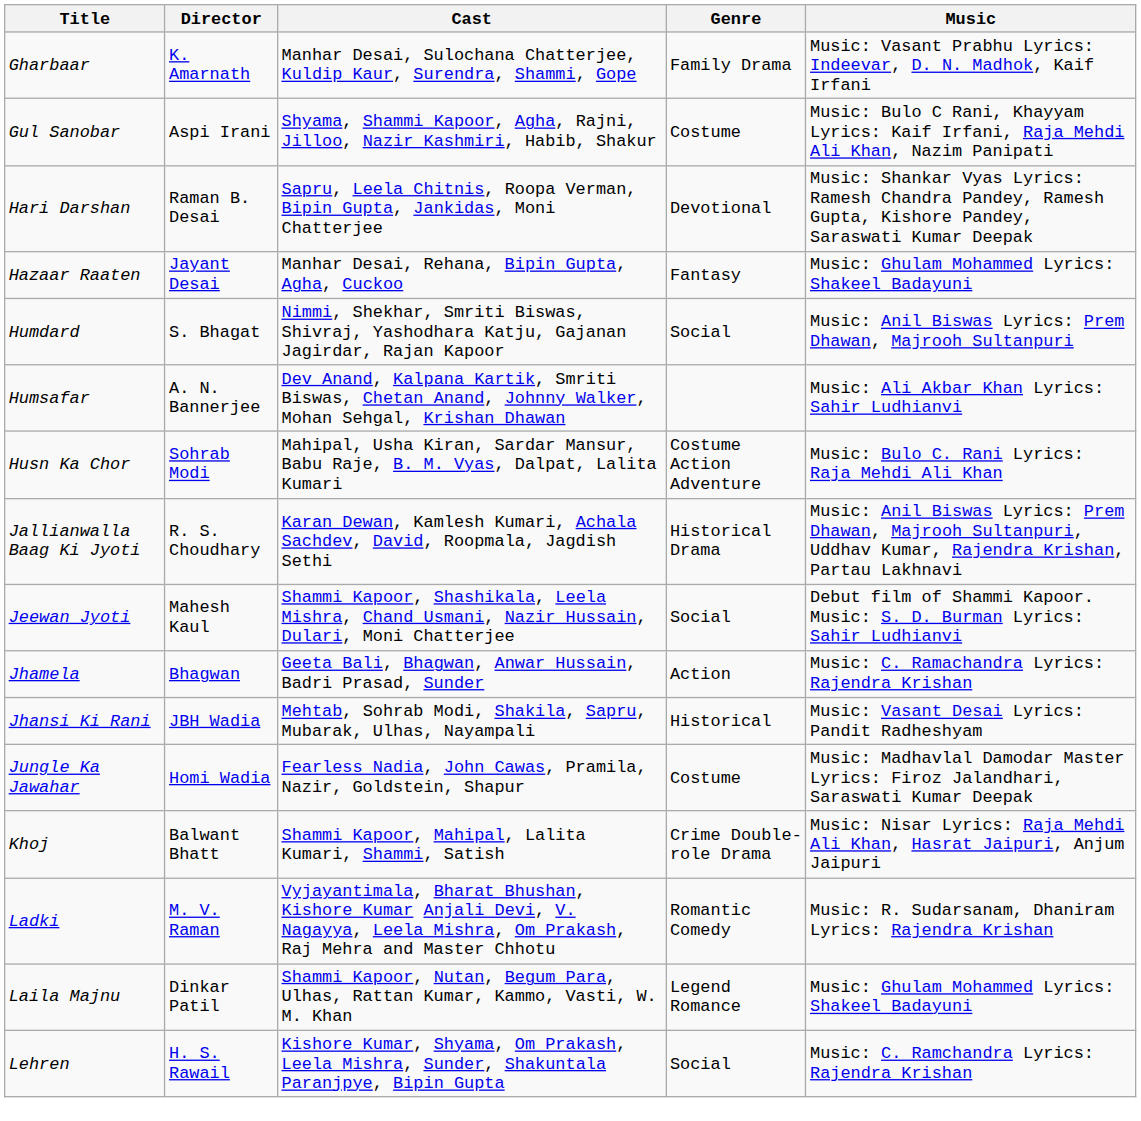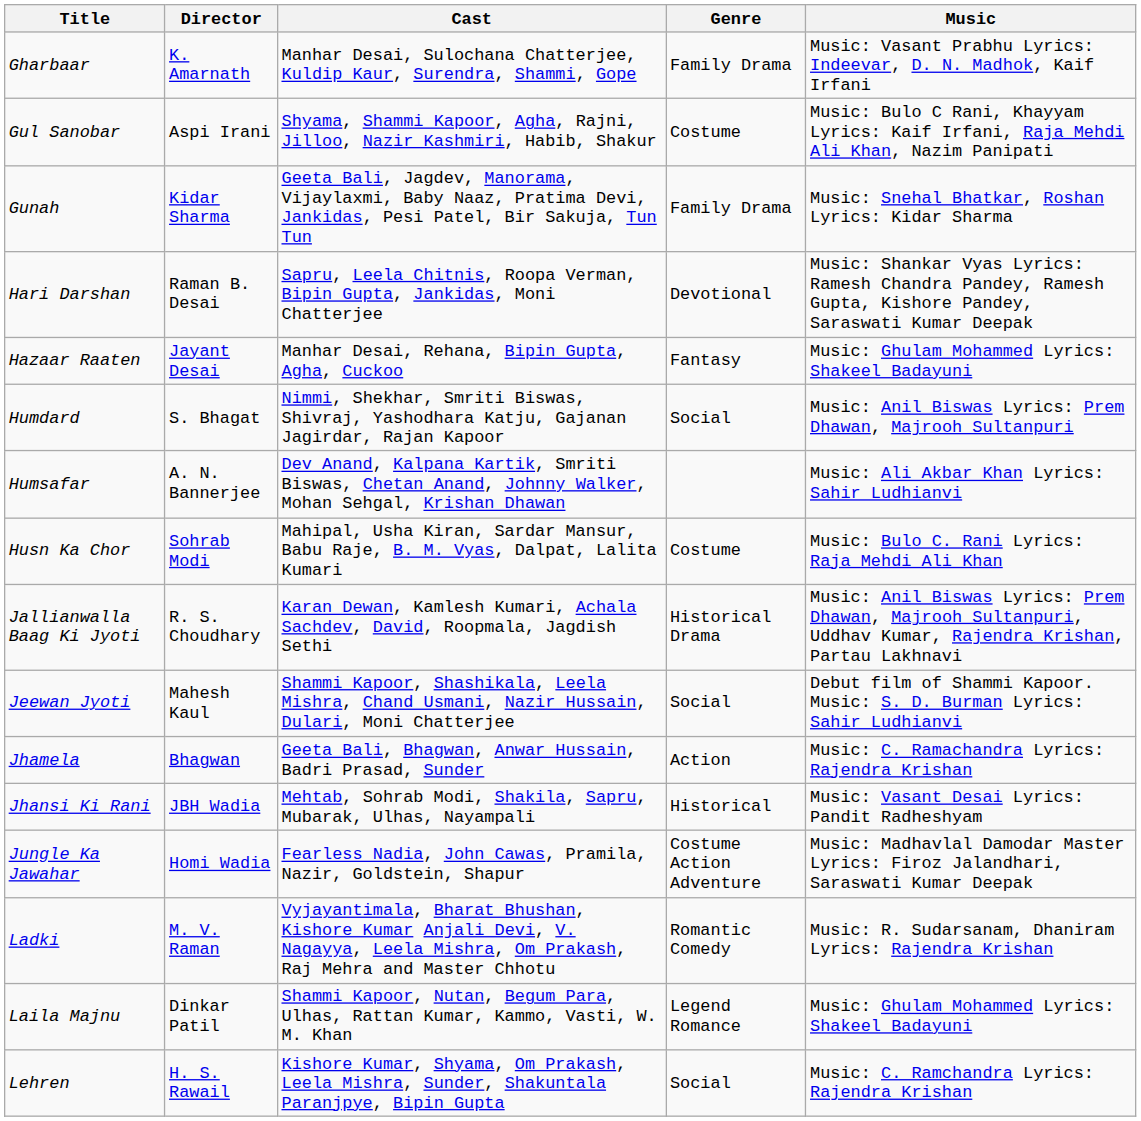+ row: (34, 208)
(716, 465) Costume Action Adventure -> (705, 551) Costume
(705, 778) Costume -> (716, 864) Costume Action Adventure
- row: (29, 844)
